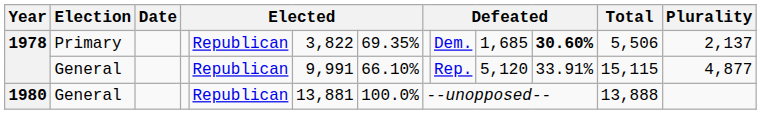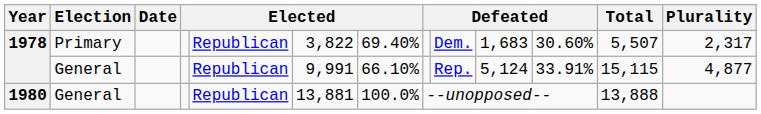(390, 44) 69.35% -> (390, 44) 69.40%
(504, 44) 1,685 -> (504, 44) 1,683
(564, 44) bold -> (564, 44) normal
(634, 44) 5,506 -> (634, 44) 5,507
(728, 44) 2,137 -> (728, 44) 2,317
(504, 70) 5,120 -> (504, 70) 5,124
